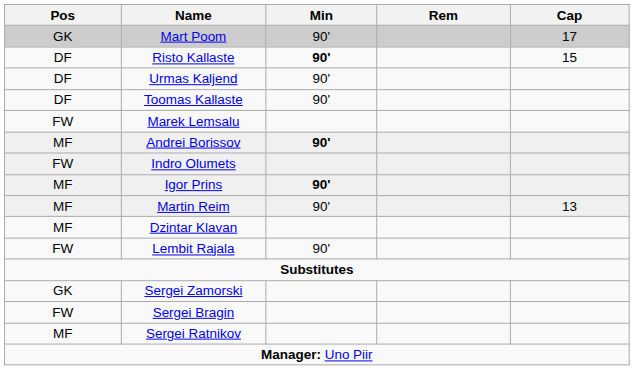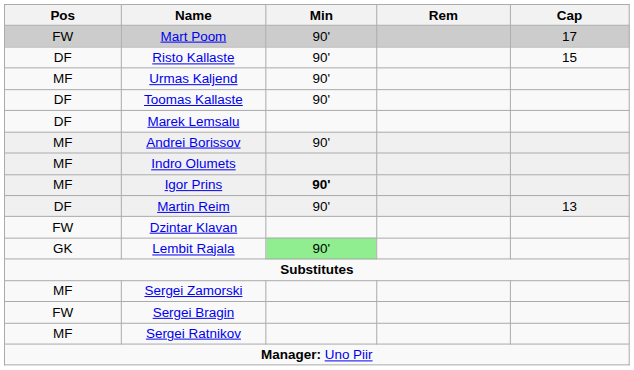(63, 36) GK -> (63, 36) FW
(321, 57) bold -> (321, 57) normal
(63, 78) DF -> (63, 78) MF
(63, 121) FW -> (63, 121) DF
(321, 142) bold -> (321, 142) normal
(63, 163) FW -> (63, 163) MF
(63, 206) MF -> (63, 206) DF
(63, 227) MF -> (63, 227) FW
(63, 248) FW -> (63, 248) GK
(321, 248) no background -> (321, 248) lightgreen background
(63, 291) GK -> (63, 291) MF
